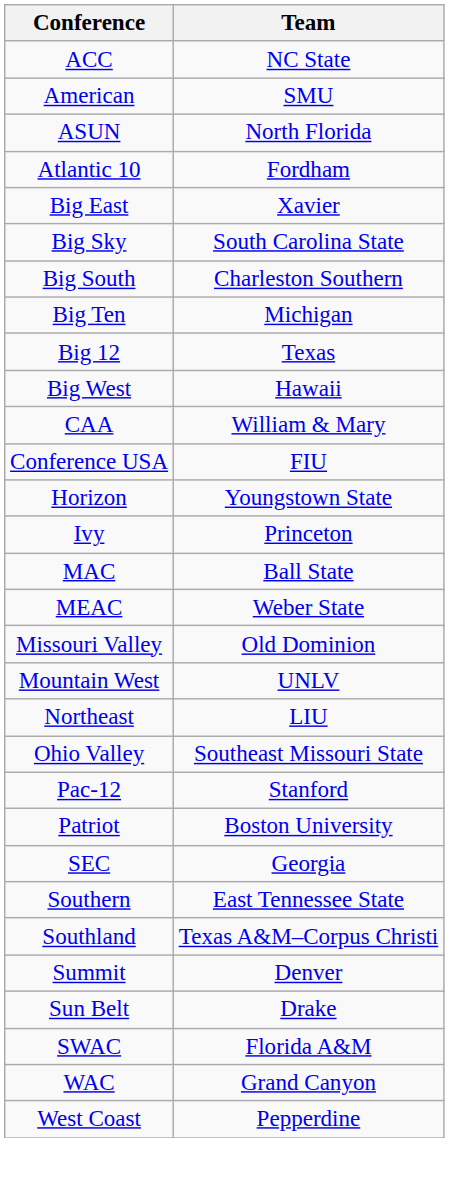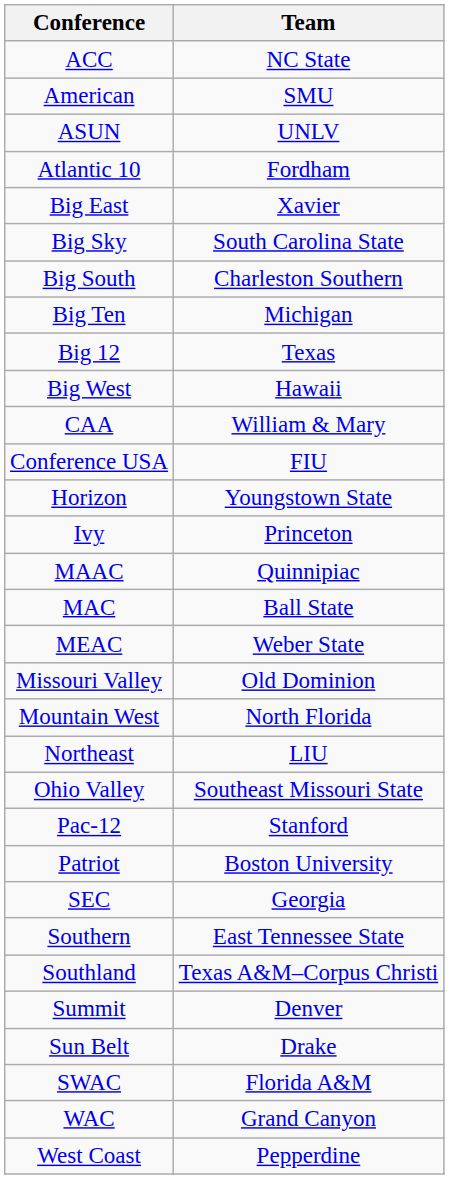(308, 132) North Florida -> (308, 132) UNLV
+ row: (89, 570)
(308, 680) UNLV -> (308, 717) North Florida
